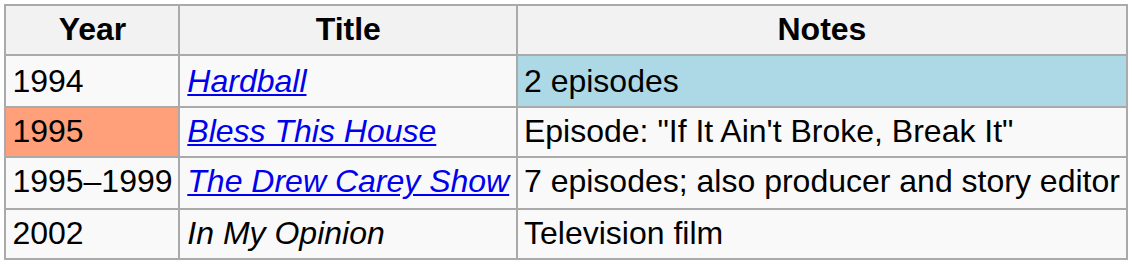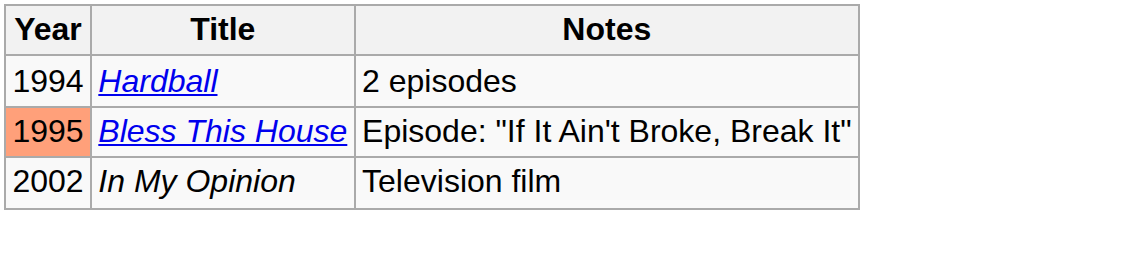(601, 80) lightblue background -> (439, 80) no background
- row: (348, 182)
